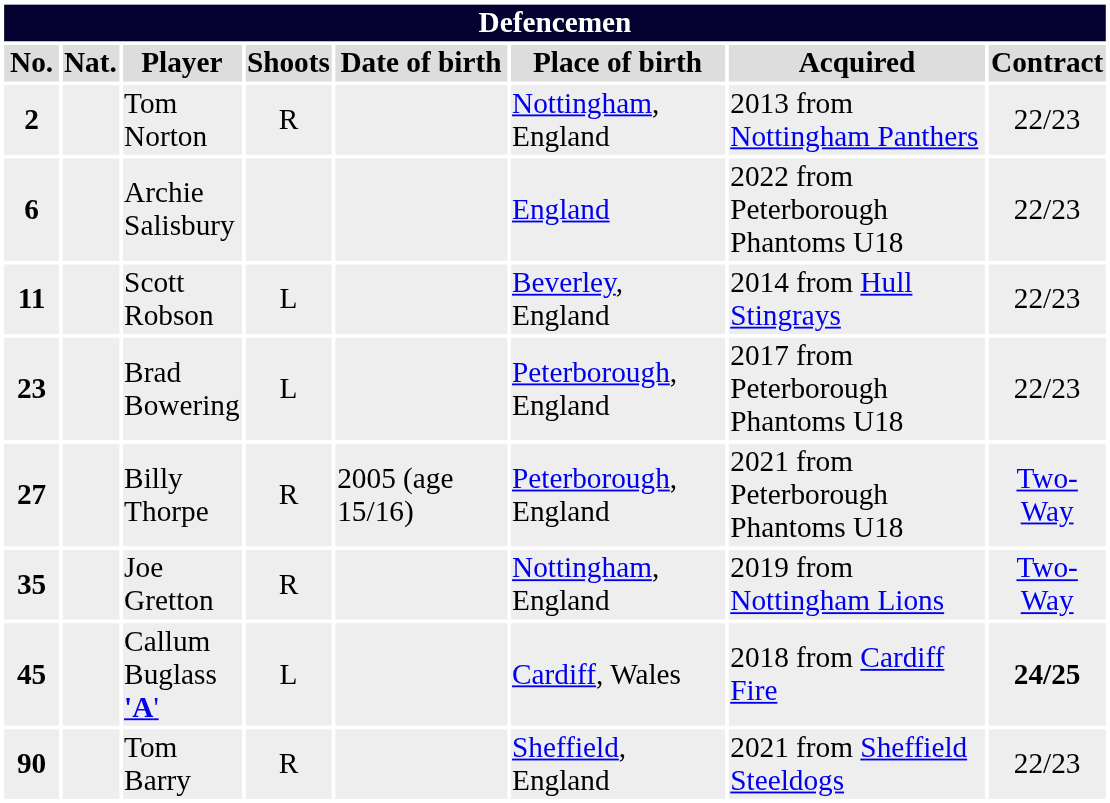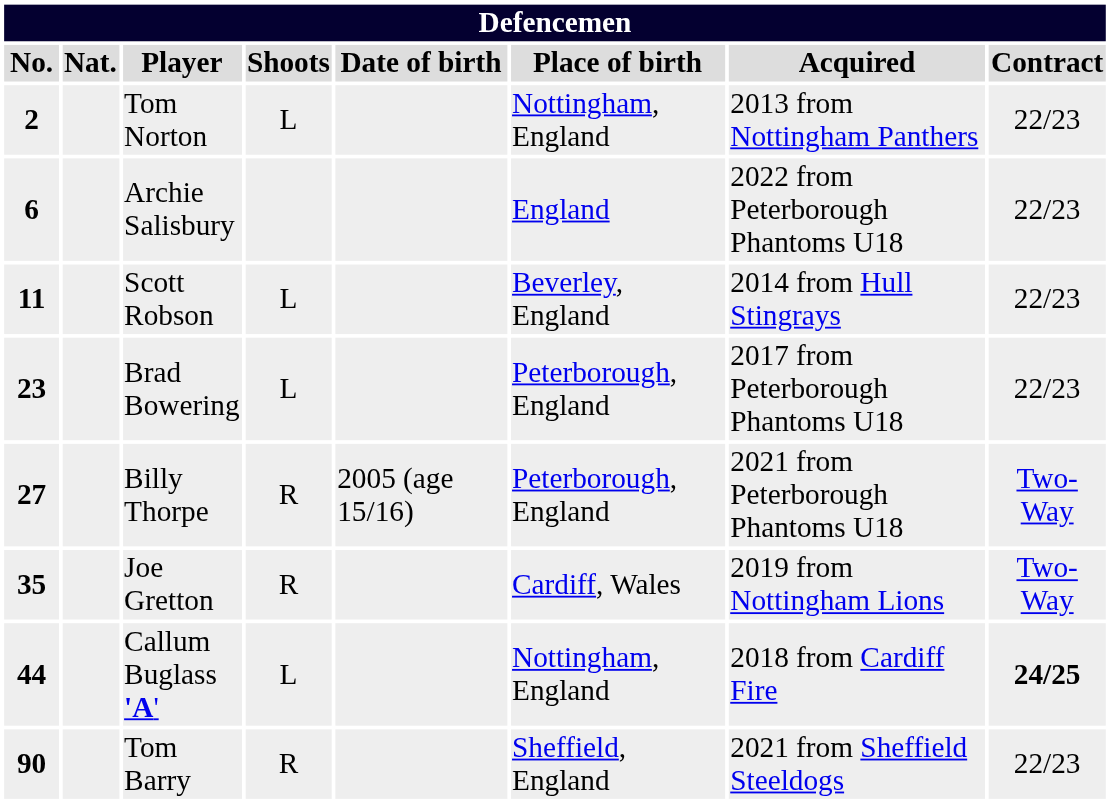(288, 119) R -> (288, 119) L
(586, 584) Nottingham, England -> (597, 584) Cardiff, Wales
(32, 674) 45 -> (32, 674) 44
(597, 674) Cardiff, Wales -> (586, 674) Nottingham, England
